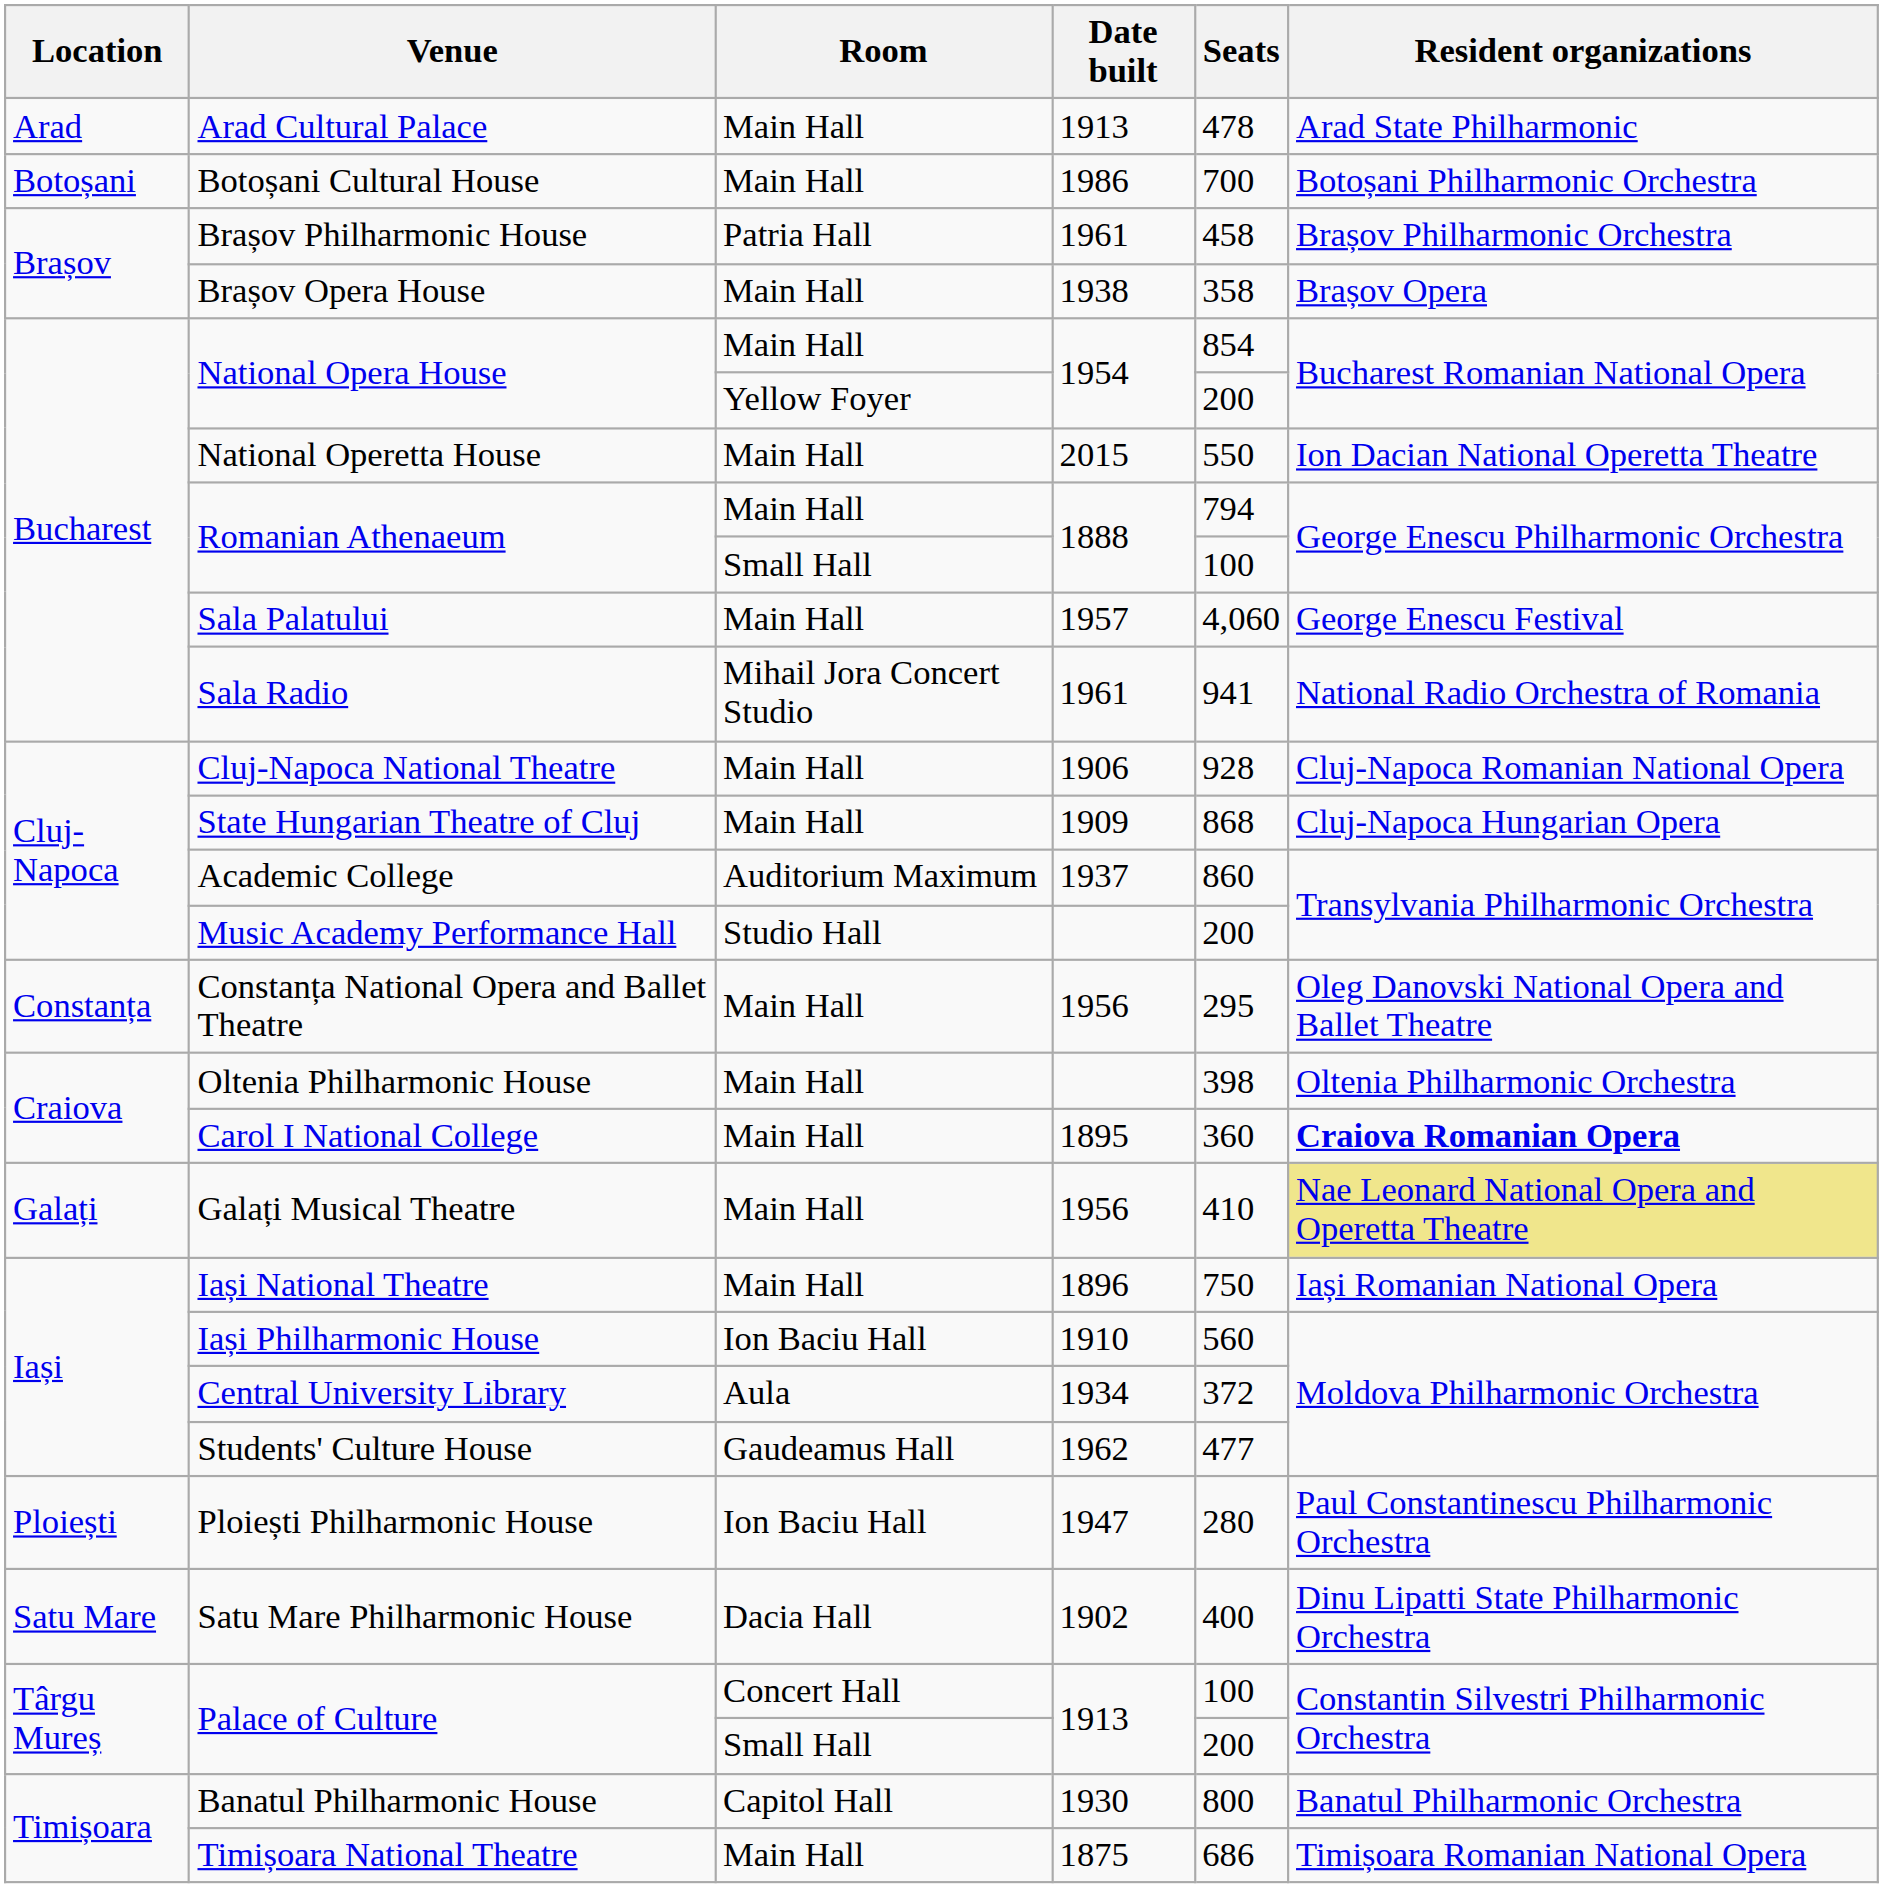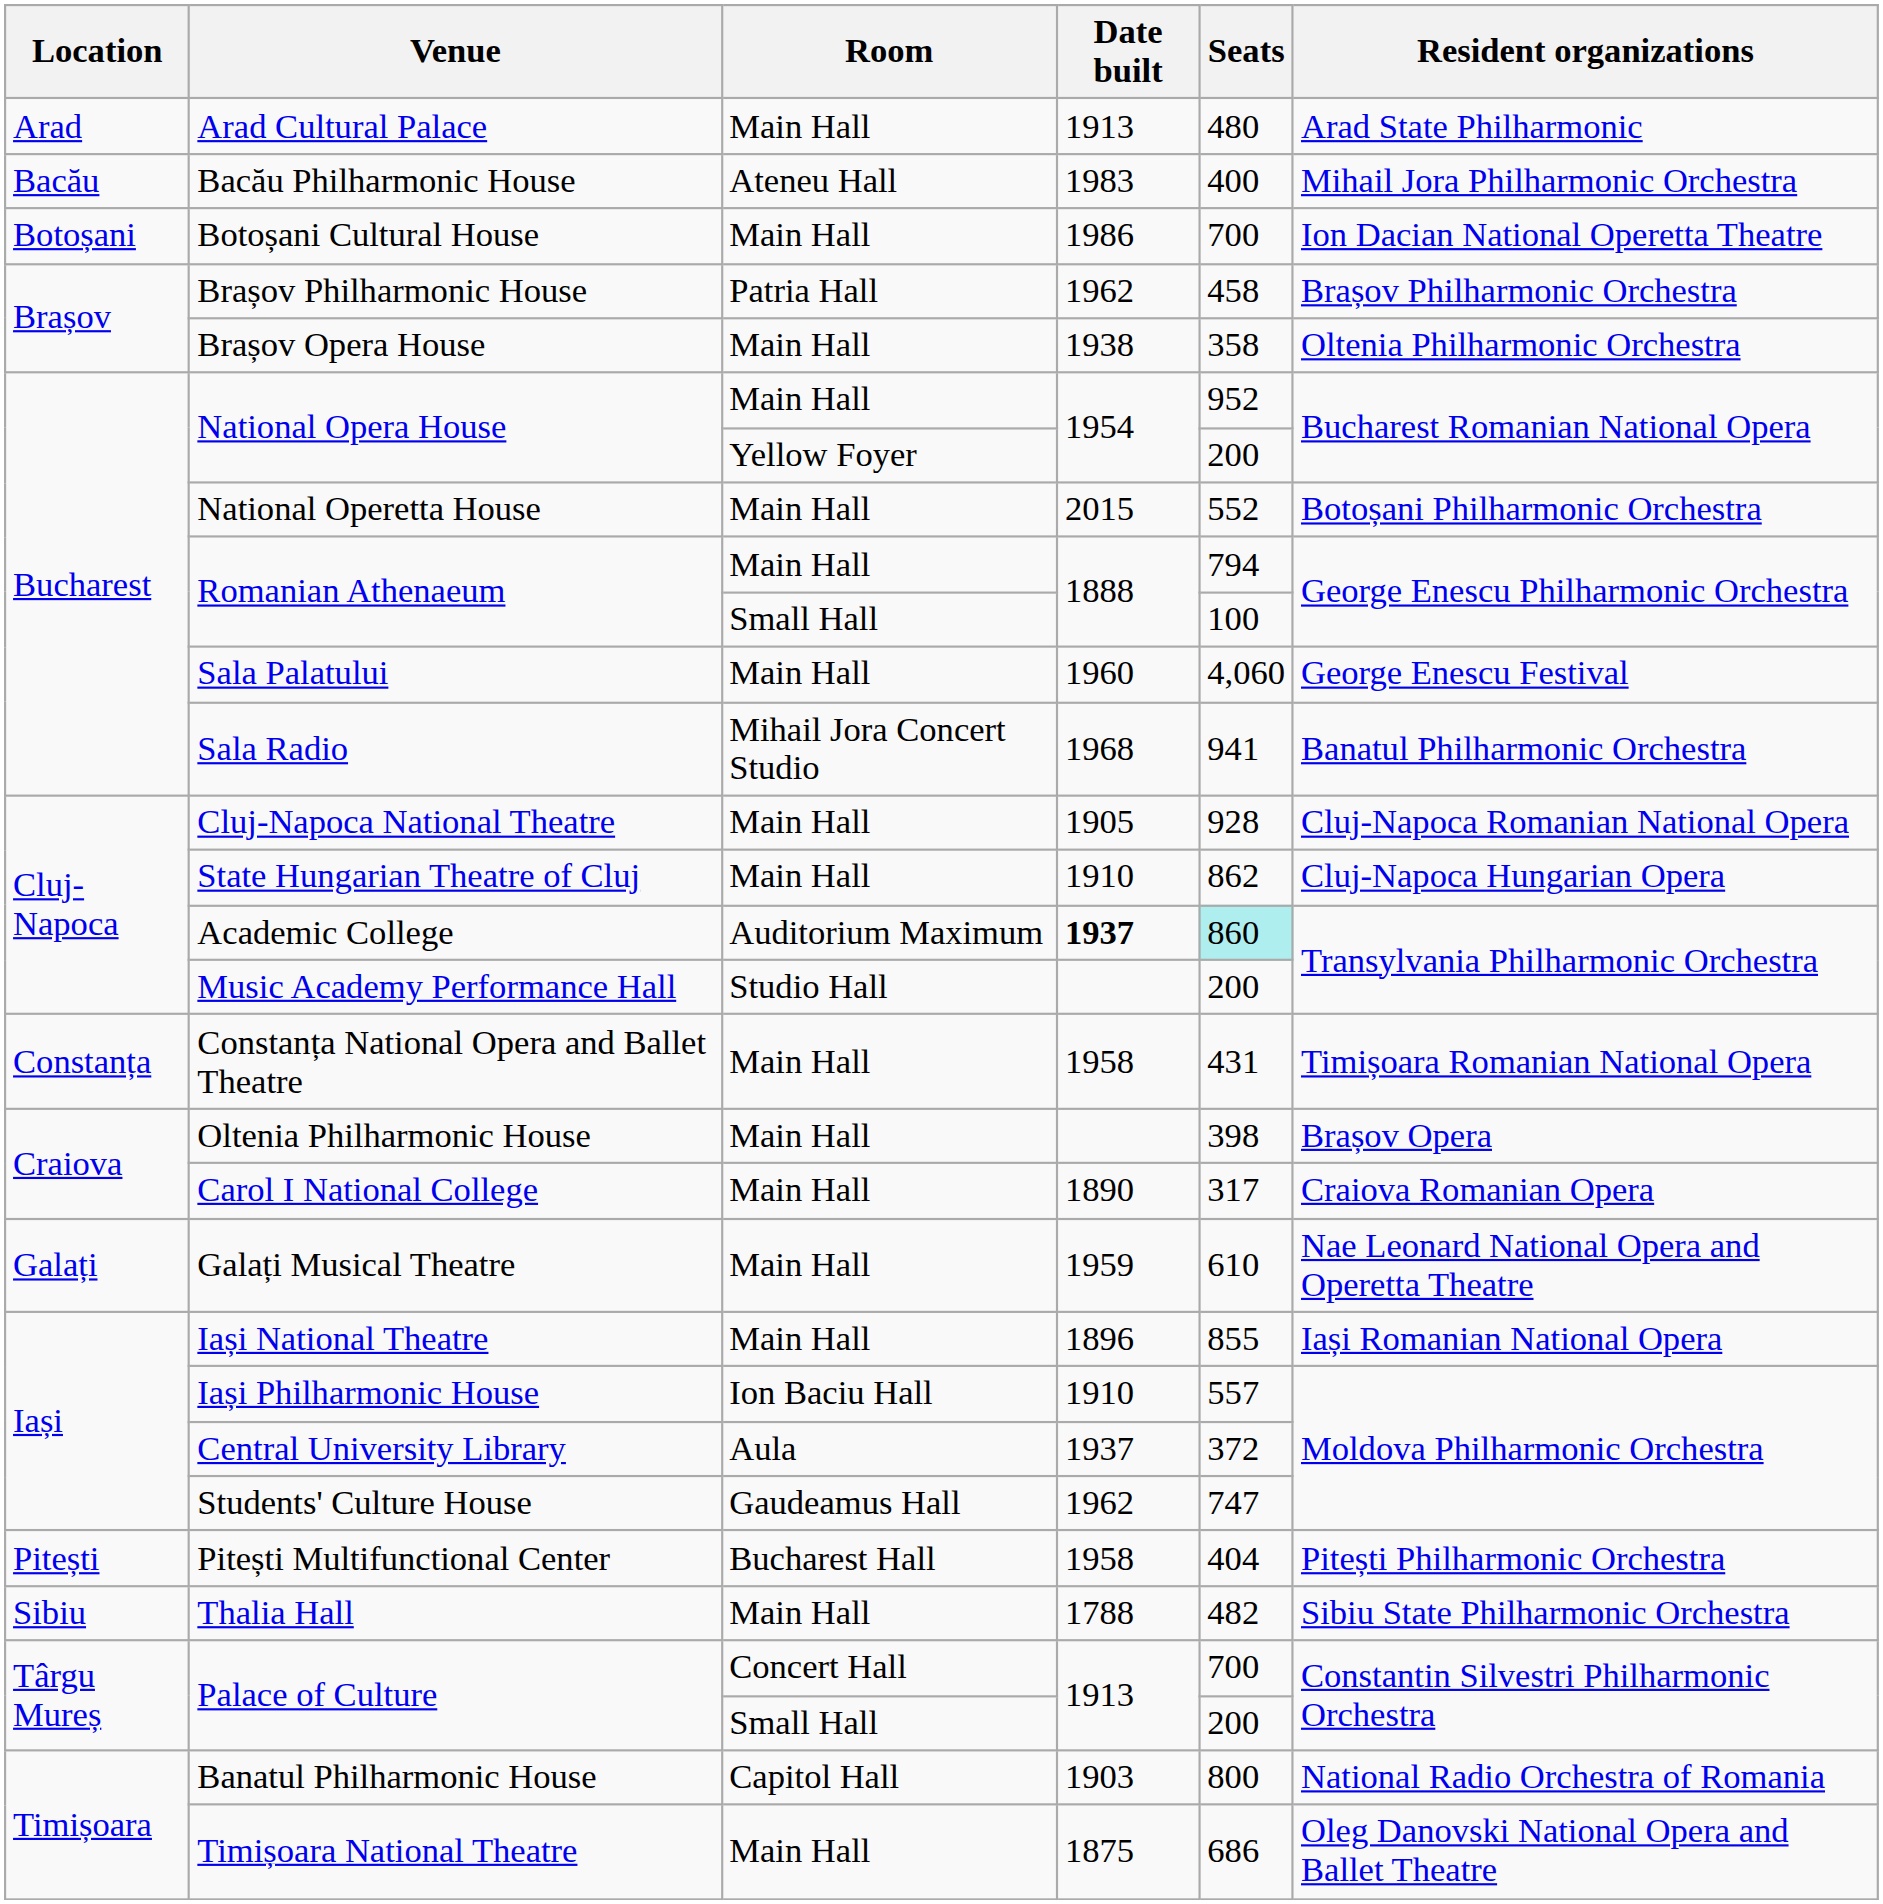(1228, 125) 478 -> (1233, 125) 480
+ row: (386, 180)
(1526, 180) Botoșani Philharmonic Orchestra -> (1562, 235) Ion Dacian National Operetta Theatre
(1094, 235) 1961 -> (1099, 290) 1962
(1392, 290) Brașov Opera -> (1521, 344) Oltenia Philharmonic Orchestra
(1228, 344) 854 -> (1233, 399) 952
(1228, 454) 550 -> (1233, 509) 552
(1557, 454) Ion Dacian National Operetta Theatre -> (1531, 509) Botoșani Philharmonic Orchestra
(1094, 618) 1957 -> (1099, 673) 1960
(1094, 693) 1961 -> (1099, 747) 1968
(1558, 693) National Radio Orchestra of Romania -> (1524, 747) Banatul Philharmonic Orchestra
(1094, 767) 1906 -> (1099, 822) 1905
(1094, 822) 1909 -> (1099, 877) 1910
(1228, 822) 868 -> (1233, 877) 862
(1094, 877) normal -> (1099, 931) bold
(1228, 877) no background -> (1233, 931) paleturquoise background
(1094, 1006) 1956 -> (1099, 1060) 1958
(1228, 1006) 295 -> (1233, 1060) 431
(1540, 1006) Oleg Danovski National Opera and Ballet Theatre -> (1556, 1060) Timișoara Romanian National Opera
(1516, 1080) Oltenia Philharmonic Orchestra -> (1397, 1135) Brașov Opera
(1094, 1135) 1895 -> (1099, 1189) 1890
(1228, 1135) 360 -> (1233, 1189) 317
(1488, 1135) bold -> (1478, 1189) normal
(1094, 1209) 1956 -> (1099, 1264) 1959
(1228, 1209) 410 -> (1233, 1264) 610
(1525, 1209) khaki background -> (1530, 1264) no background
(1228, 1283) 750 -> (1233, 1338) 855
(1228, 1338) 560 -> (1233, 1393) 557
(1094, 1393) 1934 -> (1099, 1448) 1937
(1228, 1448) 477 -> (1233, 1502) 747
+ row: (404, 1557)
- row: (395, 1522)
- row: (415, 1615)
+ row: (276, 1612)
(1228, 1690) 100 -> (1233, 1667) 700
(1094, 1799) 1930 -> (1099, 1776) 1903
(1519, 1799) Banatul Philharmonic Orchestra -> (1563, 1776) National Radio Orchestra of Romania
(1551, 1854) Timișoara Romanian National Opera -> (1545, 1851) Oleg Danovski National Opera and Ballet Theatre
